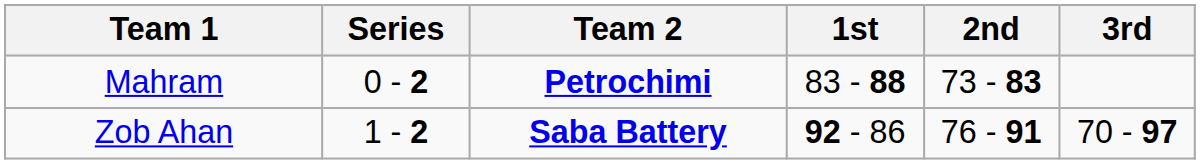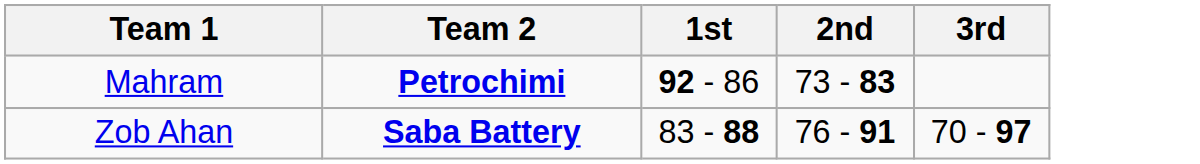- column: (396, 30)
(855, 81) 83 - 88 -> (709, 81) 92 - 86
(855, 132) 92 - 86 -> (709, 132) 83 - 88
